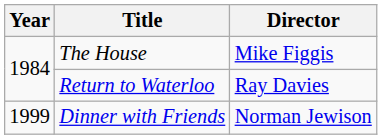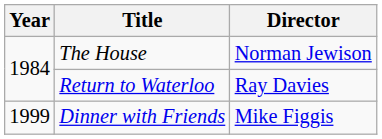(284, 52) Mike Figgis -> (303, 52) Norman Jewison
(303, 117) Norman Jewison -> (284, 117) Mike Figgis
